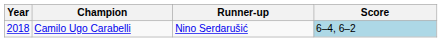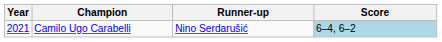(18, 29) 2018 -> (18, 29) 2021
